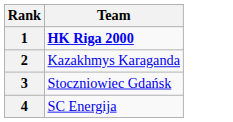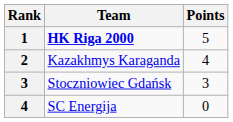+ column: (206, 15)
